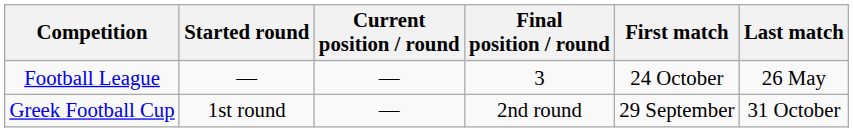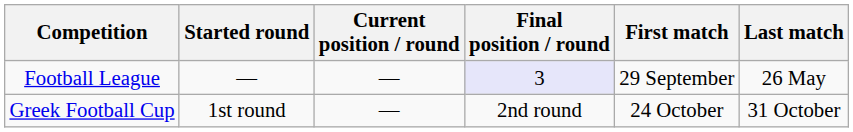(539, 77) no background -> (539, 77) lavender background
(677, 77) 24 October -> (677, 77) 29 September
(677, 110) 29 September -> (677, 110) 24 October
